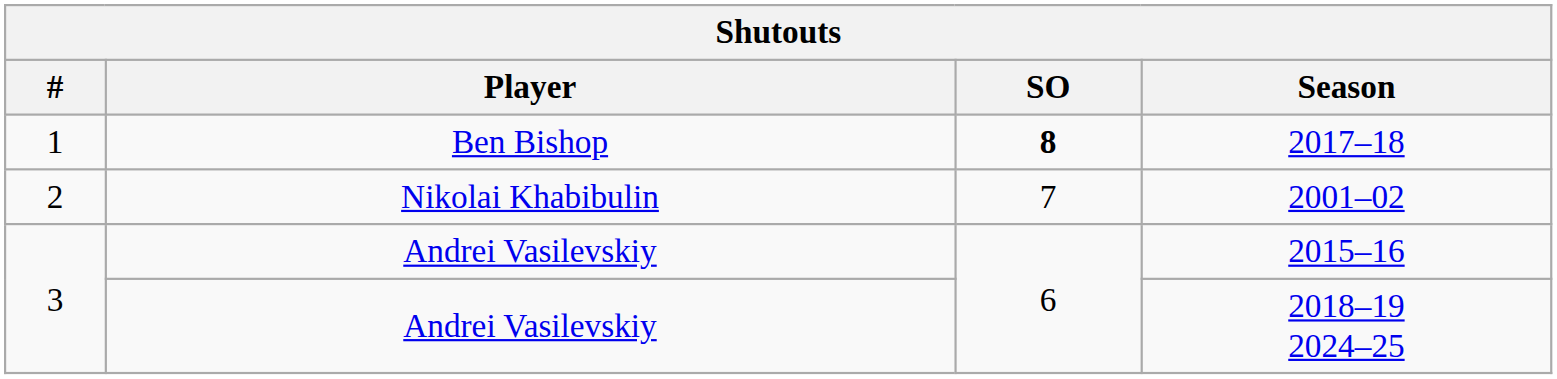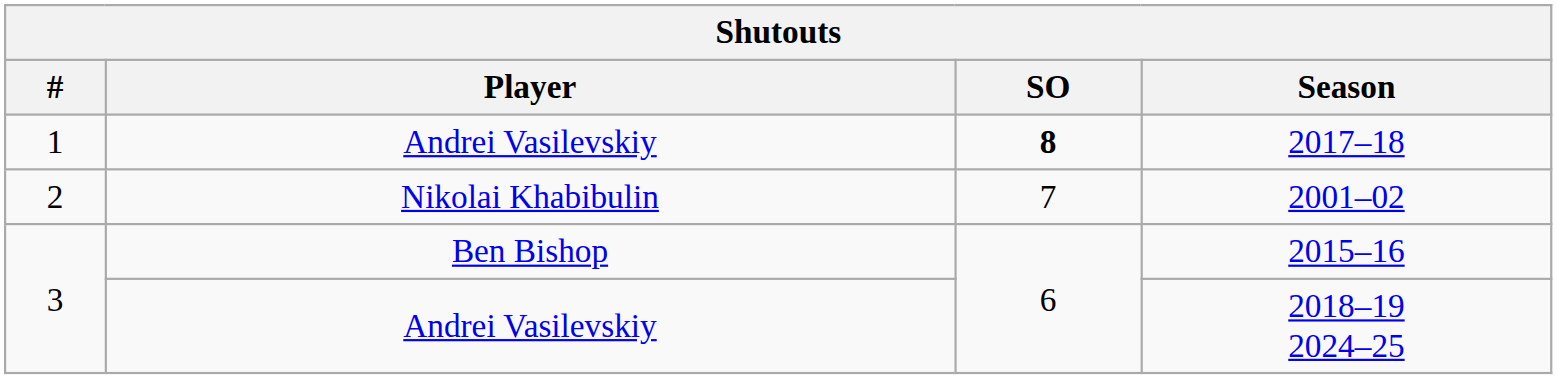(530, 141) Ben Bishop -> (530, 141) Andrei Vasilevskiy
(530, 251) Andrei Vasilevskiy -> (530, 251) Ben Bishop
